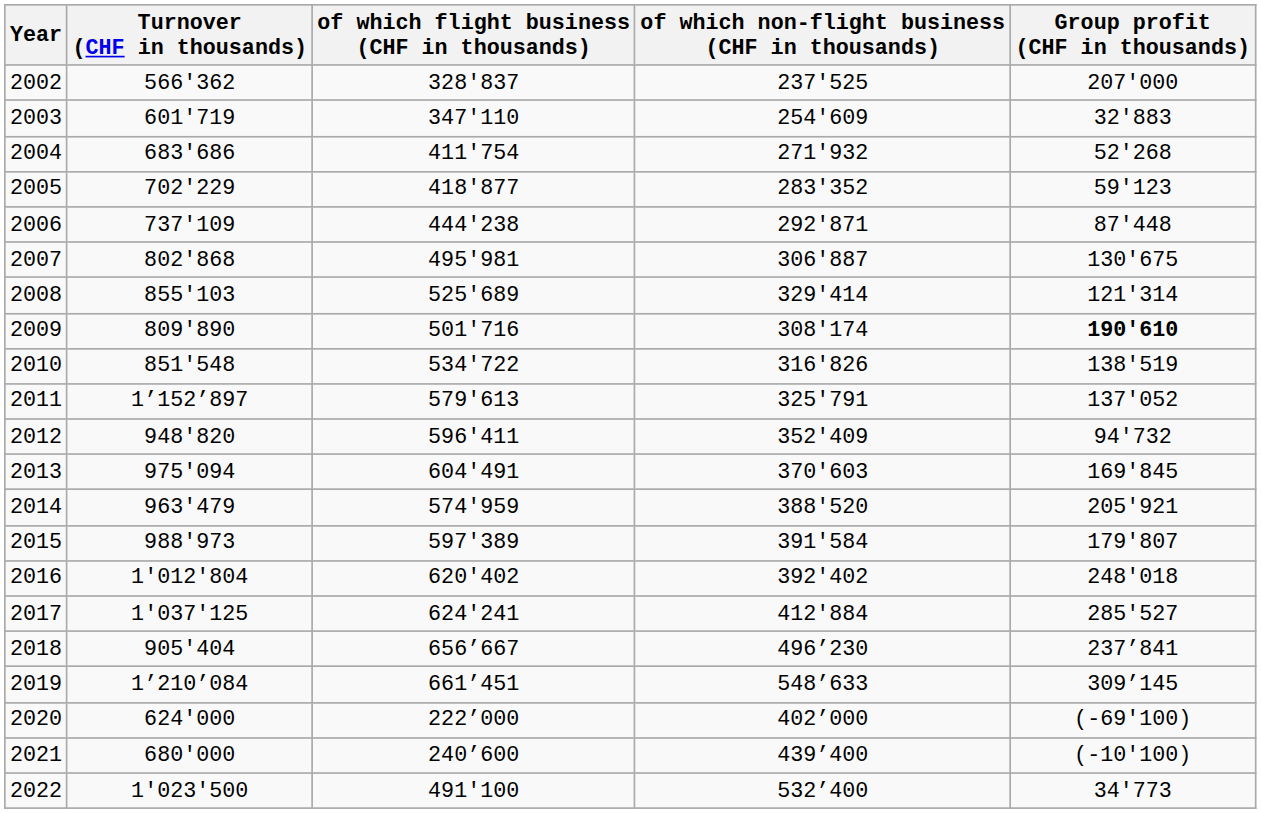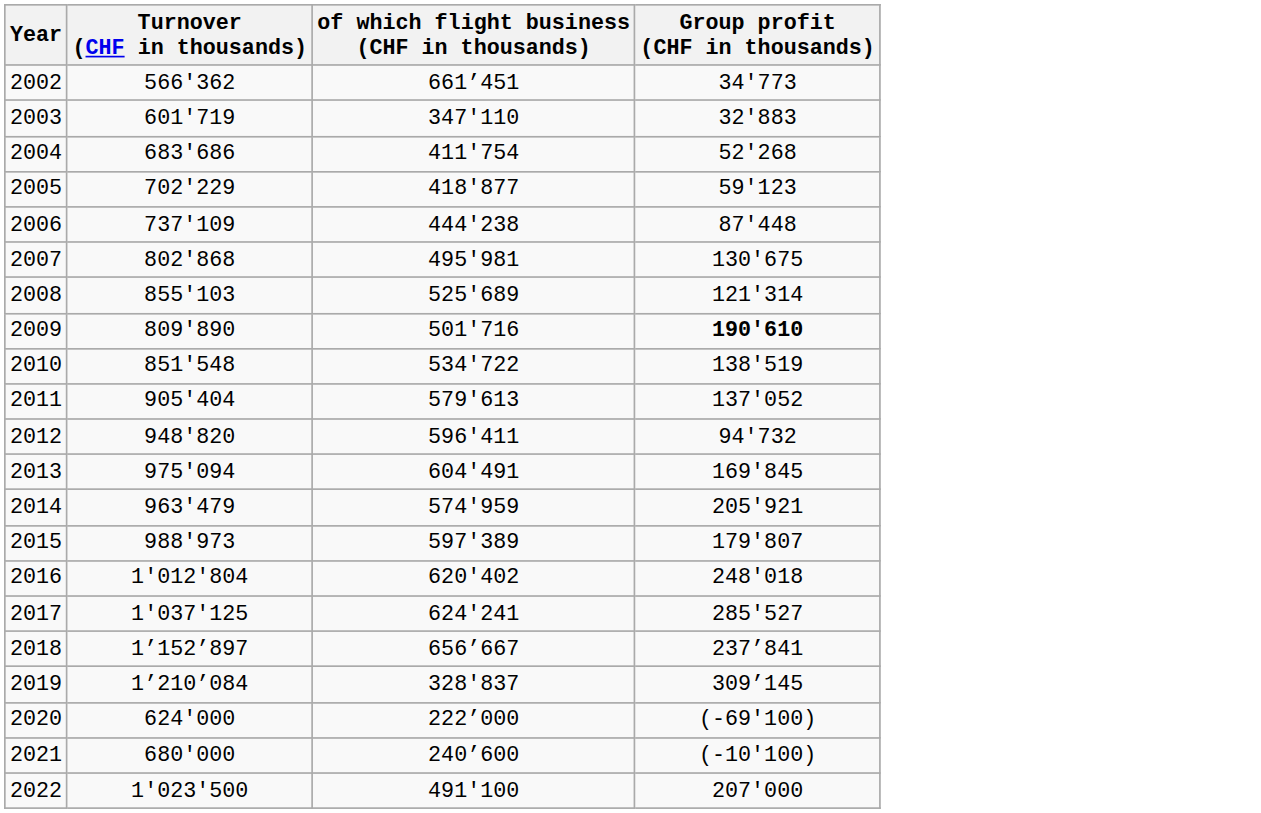- column: (823, 35)
(474, 83) 328'837 -> (474, 83) 661’451
(1133, 83) 207'000 -> (758, 83) 34'773
(190, 401) 1’152’897 -> (190, 401) 905'404
(190, 649) 905'404 -> (190, 649) 1’152’897
(474, 684) 661’451 -> (474, 684) 328'837
(1133, 791) 34'773 -> (758, 791) 207'000
